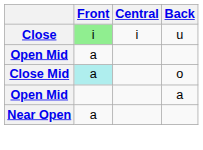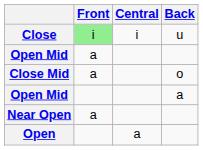(93, 74) paleturquoise background -> (93, 74) no background
+ row: (39, 134)
